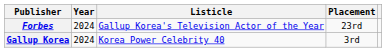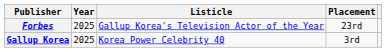(84, 26) 2024 -> (84, 26) 2025
(84, 40) 2024 -> (84, 40) 2025
